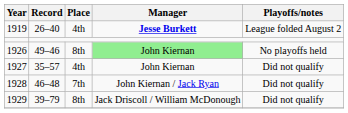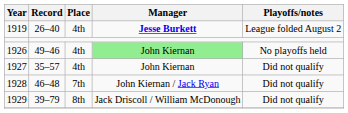(79, 50) 8th -> (79, 50) 4th
